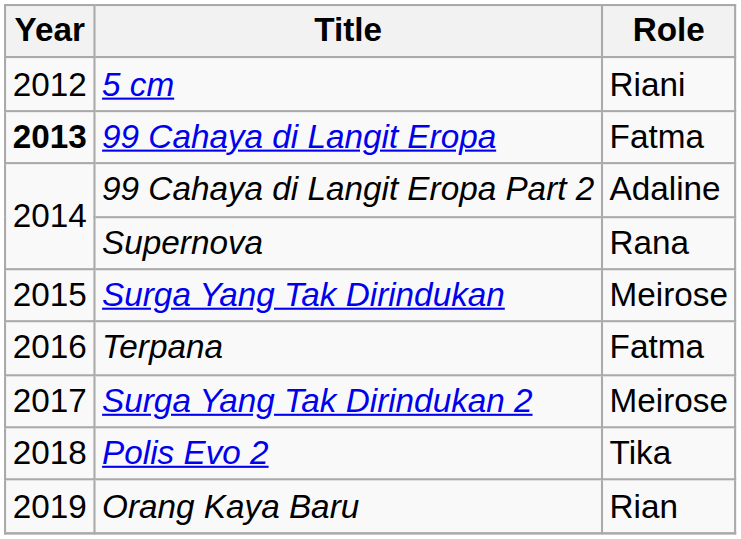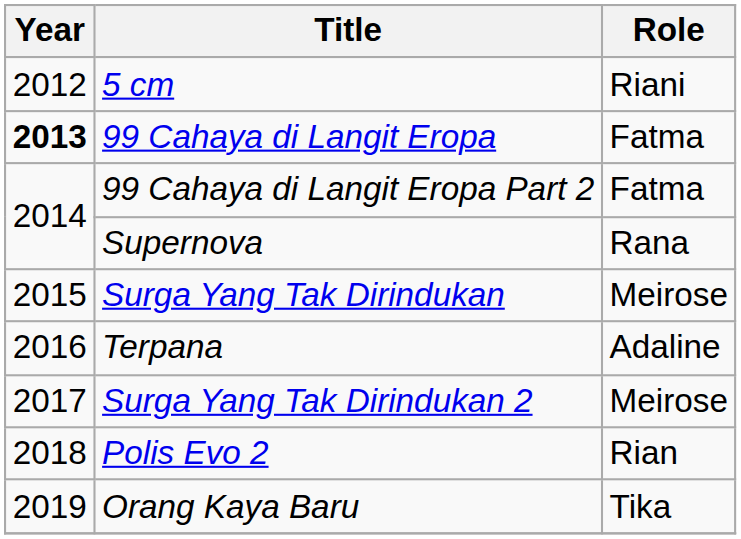(665, 189) Adaline -> (657, 189) Fatma
(657, 347) Fatma -> (665, 347) Adaline
(640, 453) Tika -> (644, 453) Rian
(644, 505) Rian -> (640, 505) Tika
